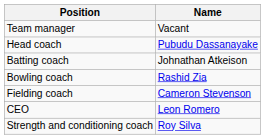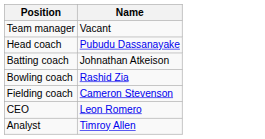- row: (80, 126)
+ row: (23, 126)
